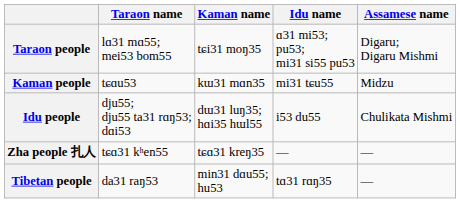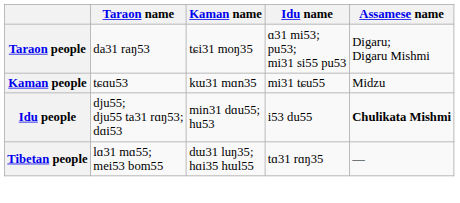(137, 48) lɑ31 mɑ55; mei53 bom55 -> (122, 48) da31 raŋ53
(230, 117) dɯ31 luŋ35; hɑi35 hɯl55 -> (225, 117) min31 dɑu55; hu53
(406, 117) normal -> (402, 117) bold
- row: (52, 152)
(130, 181) da31 raŋ53 -> (128, 158) lɑ31 mɑ55; mei53 bom55
(233, 181) min31 dɑu55; hu53 -> (222, 158) dɯ31 luŋ35; hɑi35 hɯl55
